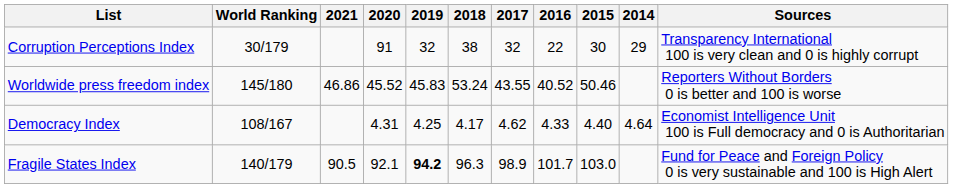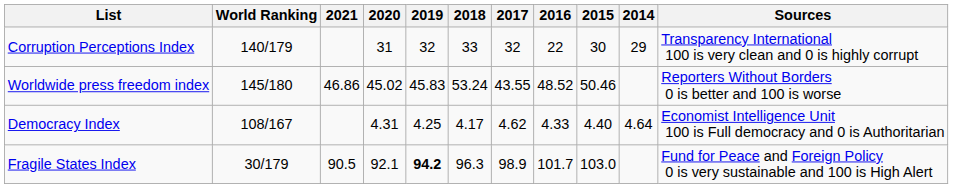(267, 46) 30/179 -> (267, 46) 140/179
(385, 46) 91 -> (385, 46) 31
(470, 46) 38 -> (470, 46) 33
(385, 85) 45.52 -> (385, 85) 45.02
(555, 85) 40.52 -> (555, 85) 48.52
(267, 163) 140/179 -> (267, 163) 30/179
